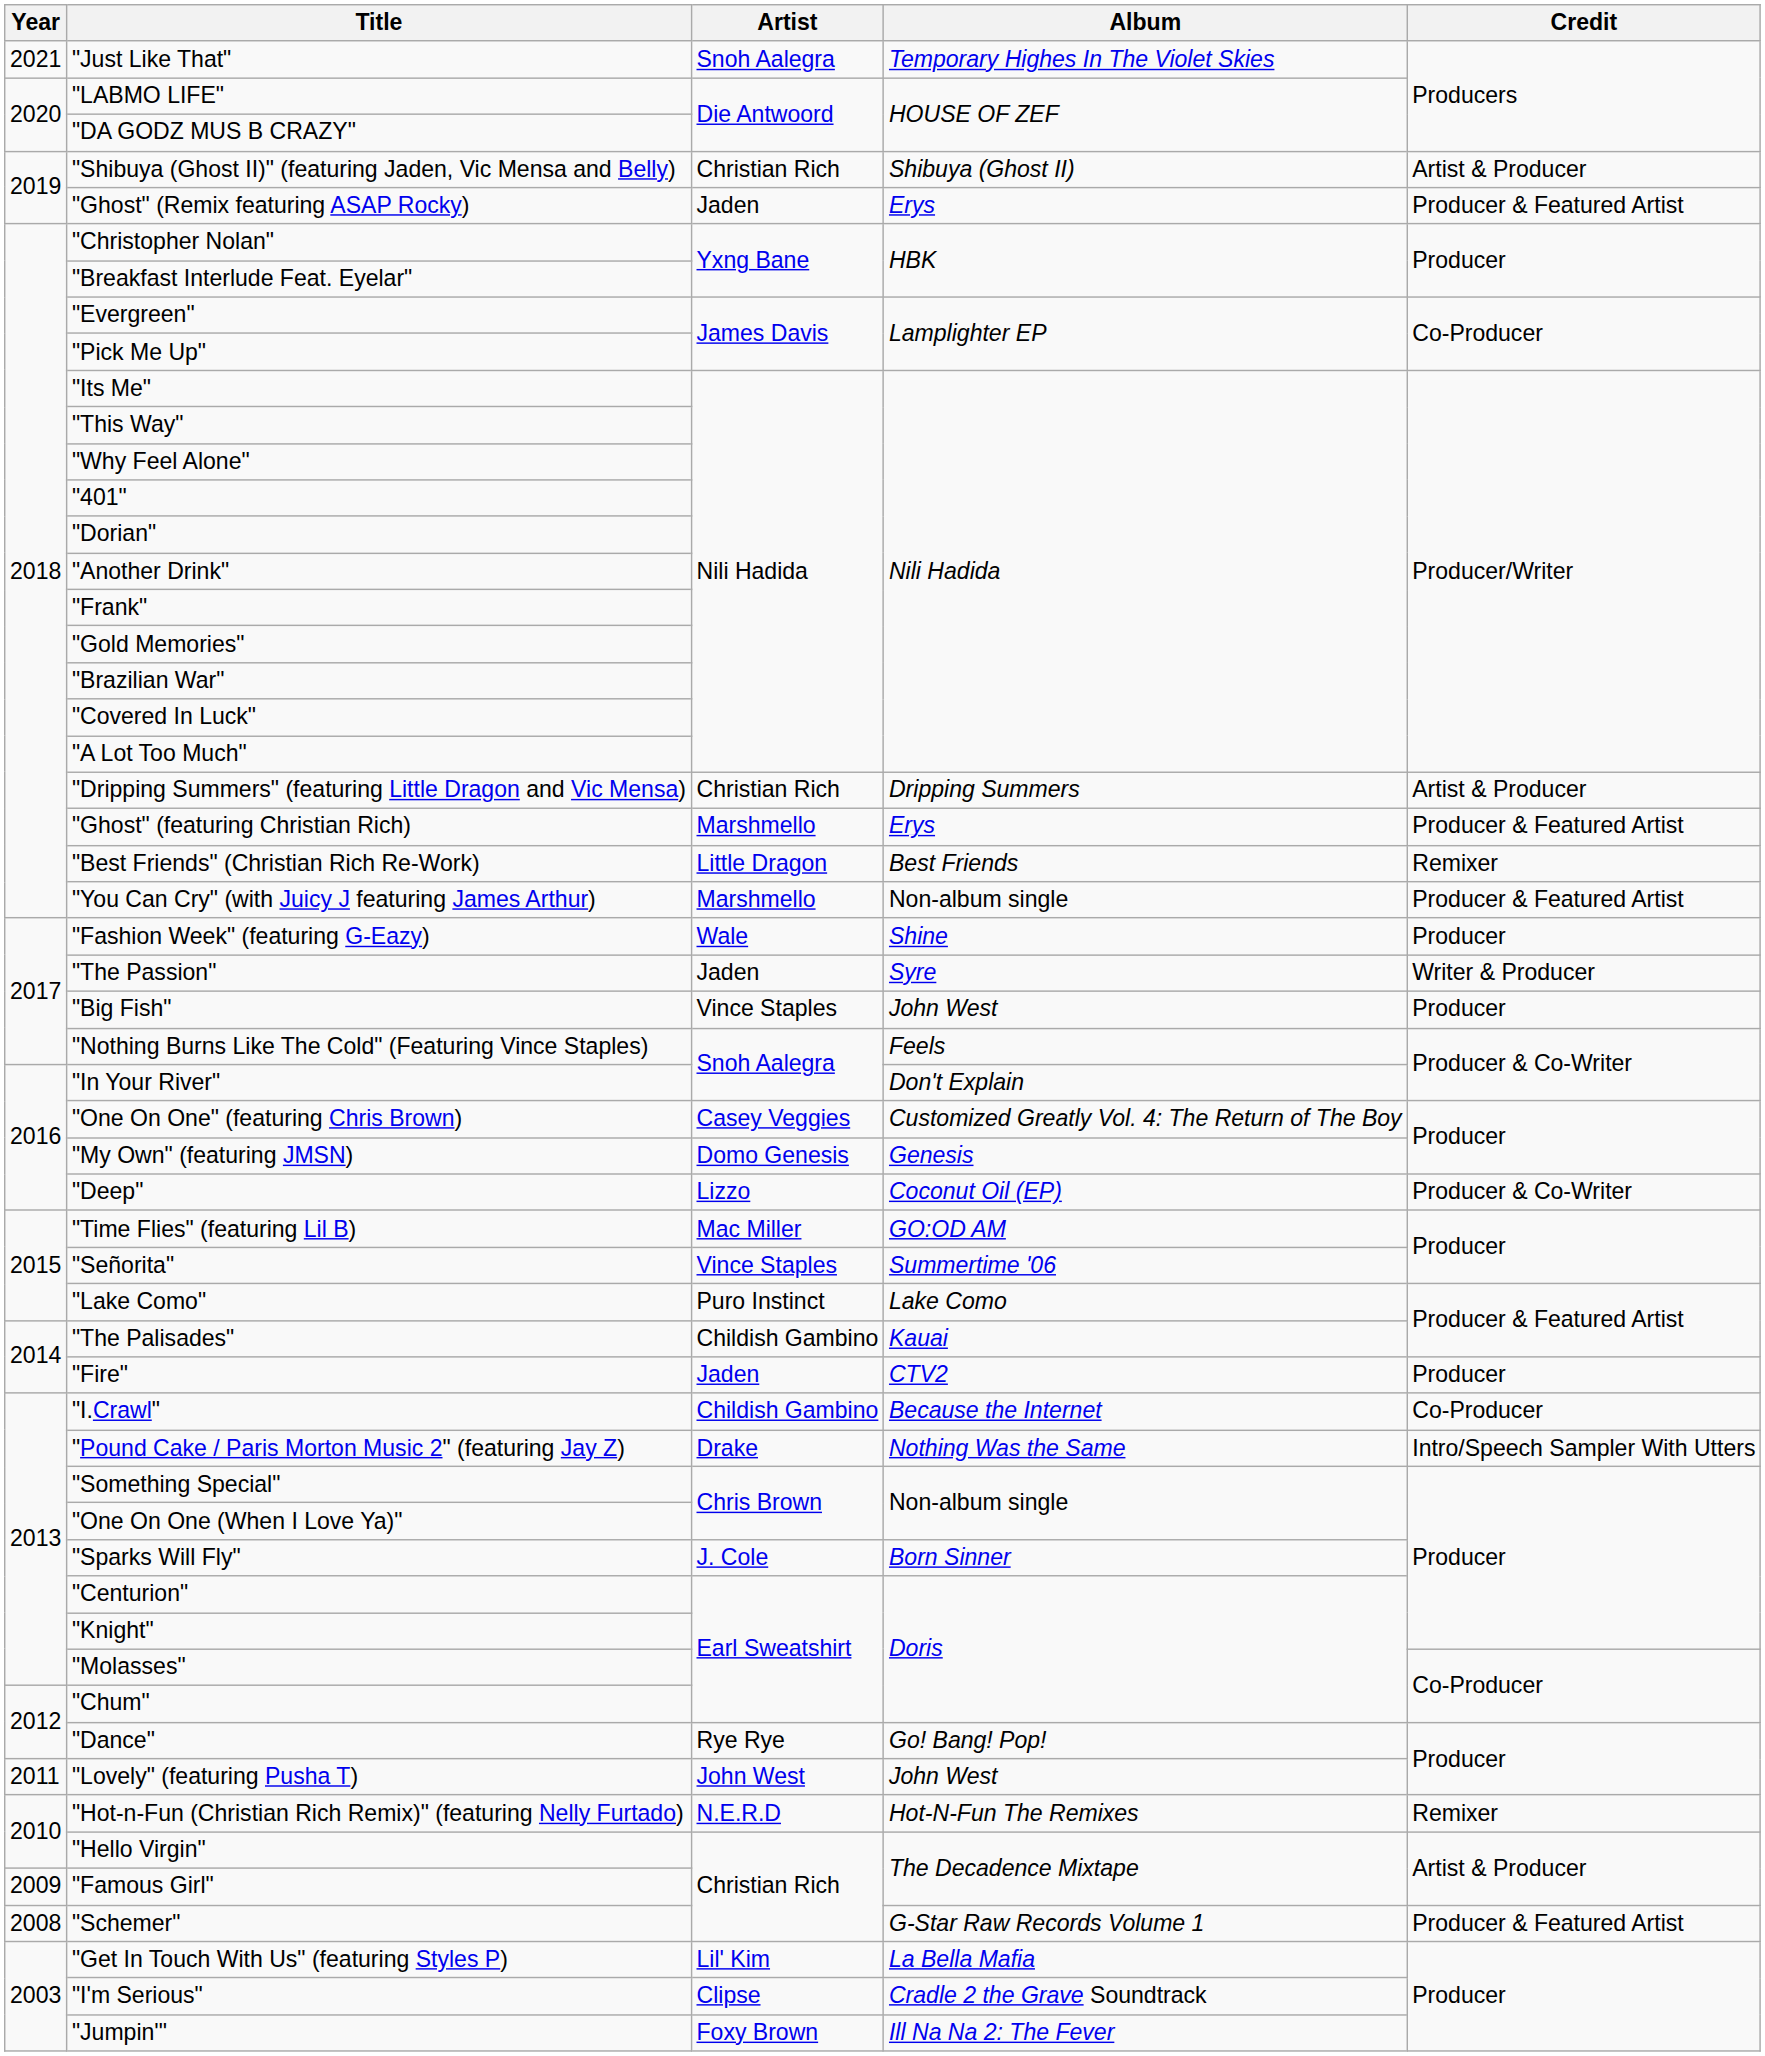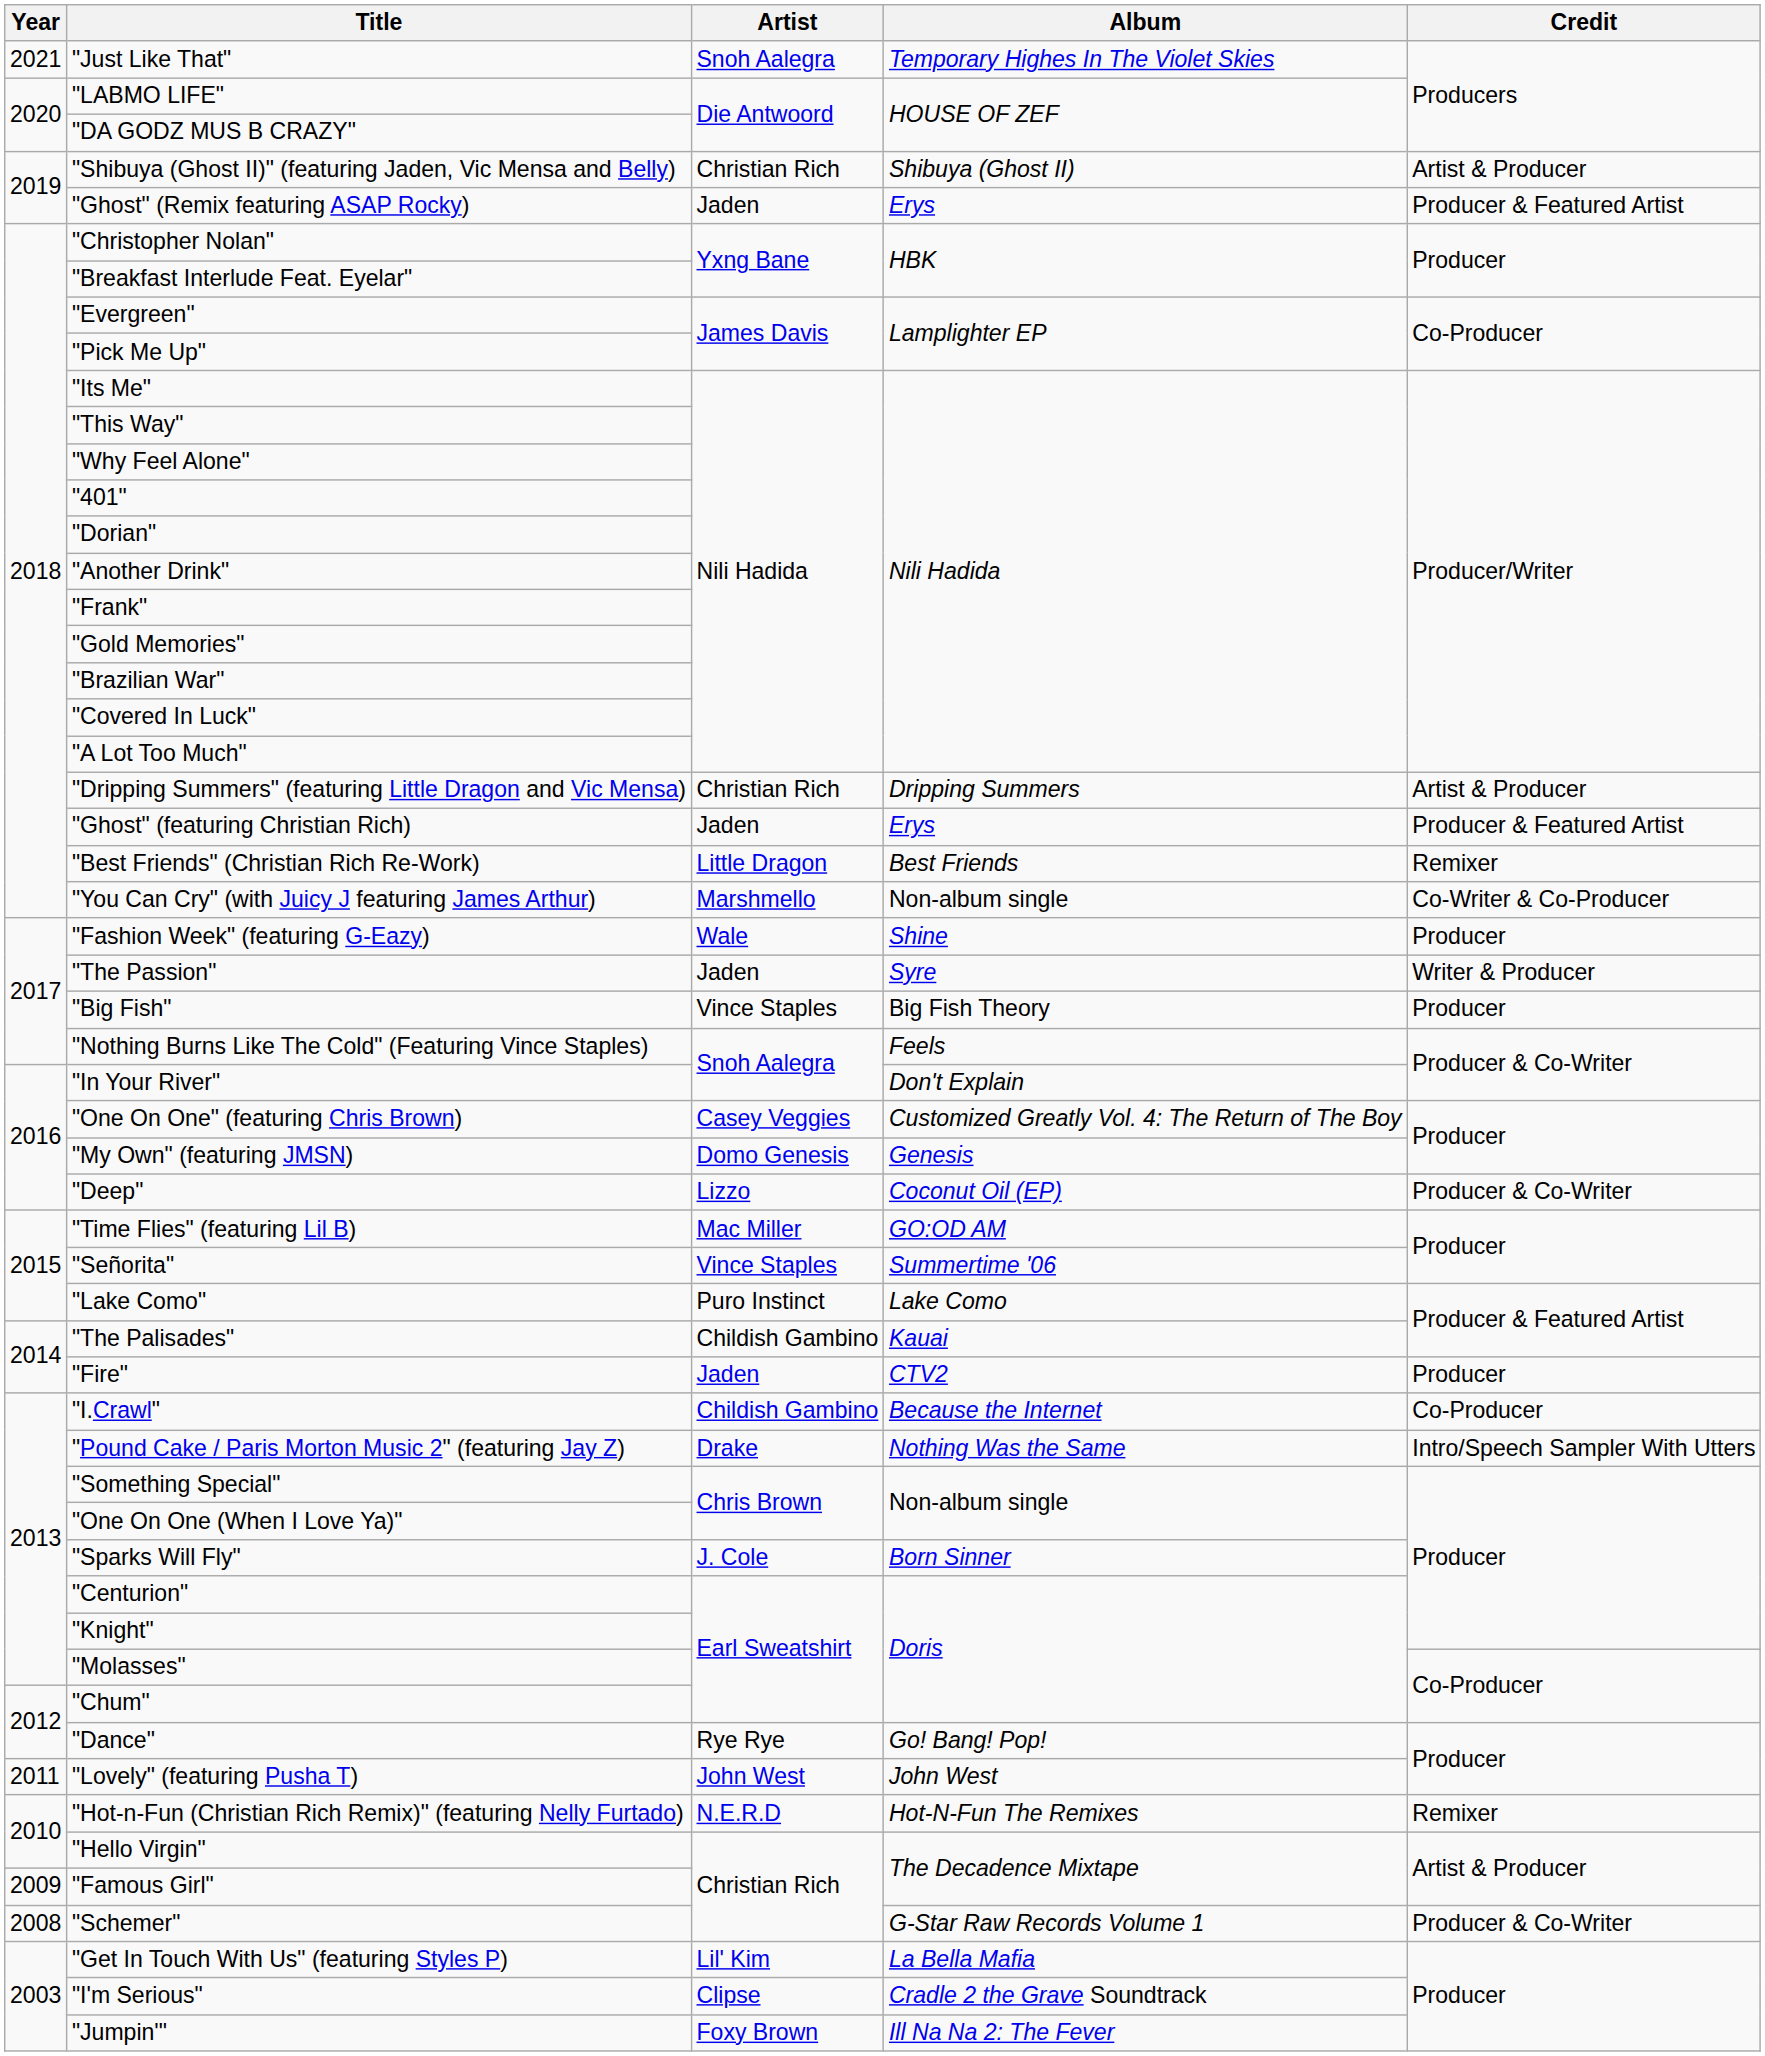(756, 826) Marshmello -> (728, 826) Jaden
(1548, 899) Producer & Featured Artist -> (1541, 899) Co-Writer & Co-Producer
(943, 1009) John West -> (969, 1009) Big Fish Theory
(1548, 1922) Producer & Featured Artist -> (1522, 1922) Producer & Co-Writer
